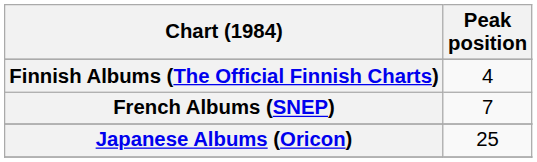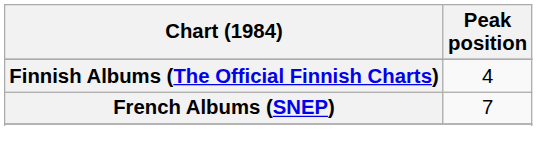- row: (224, 140)
